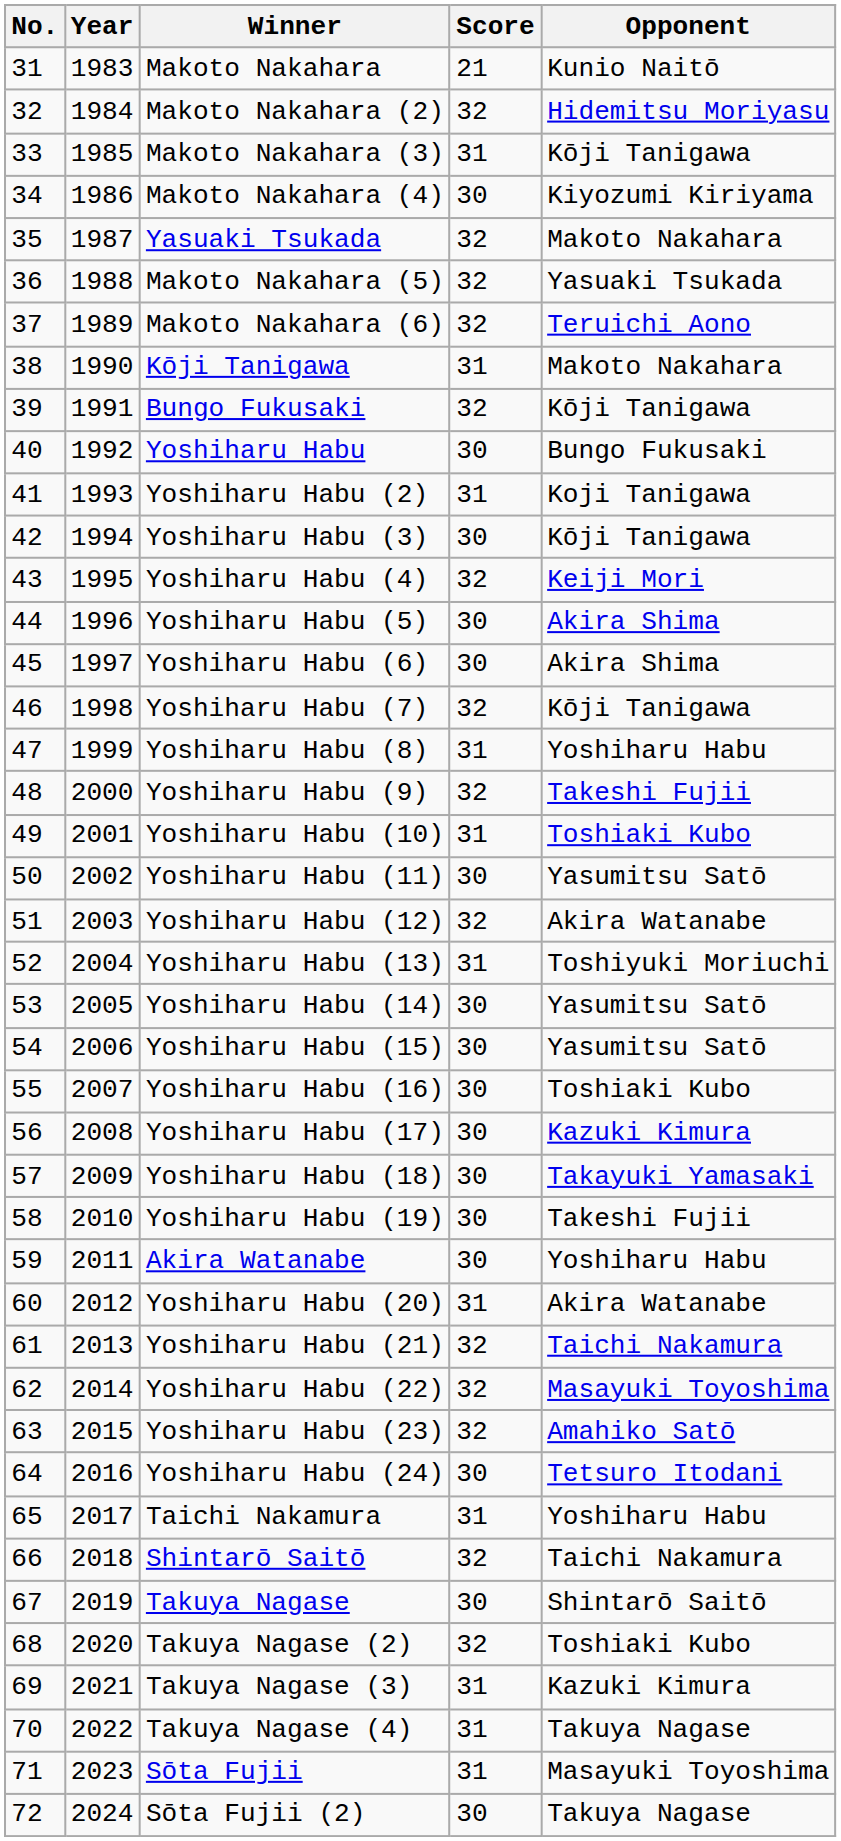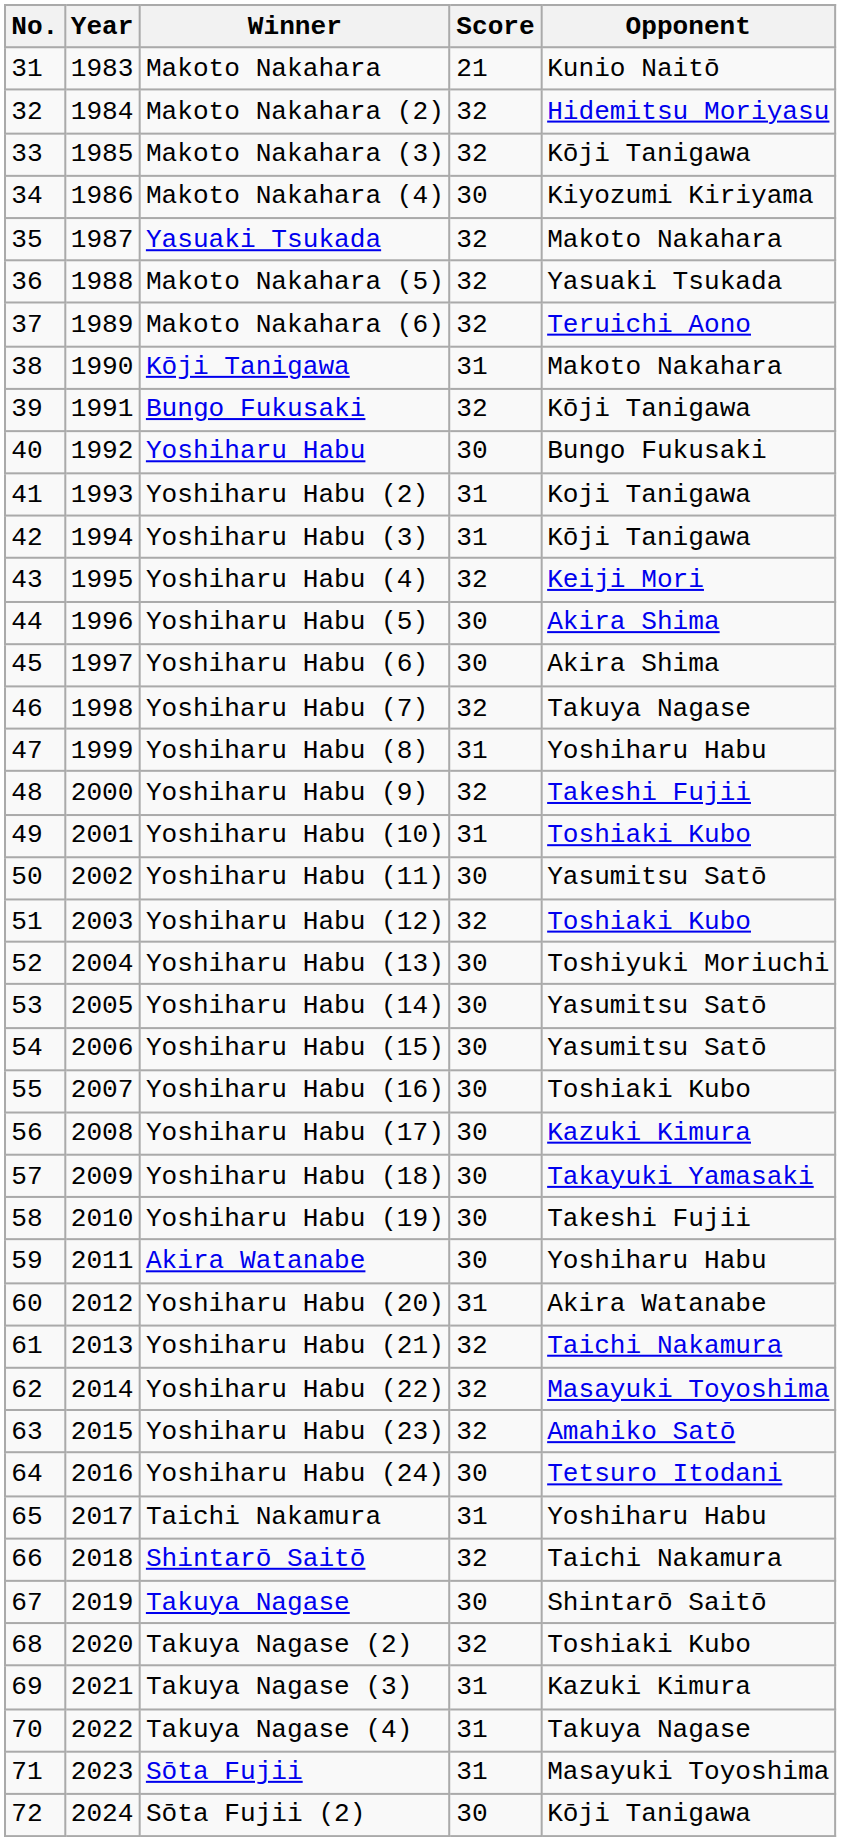(472, 154) 31 -> (472, 154) 32
(472, 537) 30 -> (472, 537) 31
(649, 708) Kōji Tanigawa -> (649, 708) Takuya Nagase
(657, 921) Akira Watanabe -> (649, 921) Toshiaki Kubo
(472, 963) 31 -> (472, 963) 30
(649, 1815) Takuya Nagase -> (649, 1815) Kōji Tanigawa
